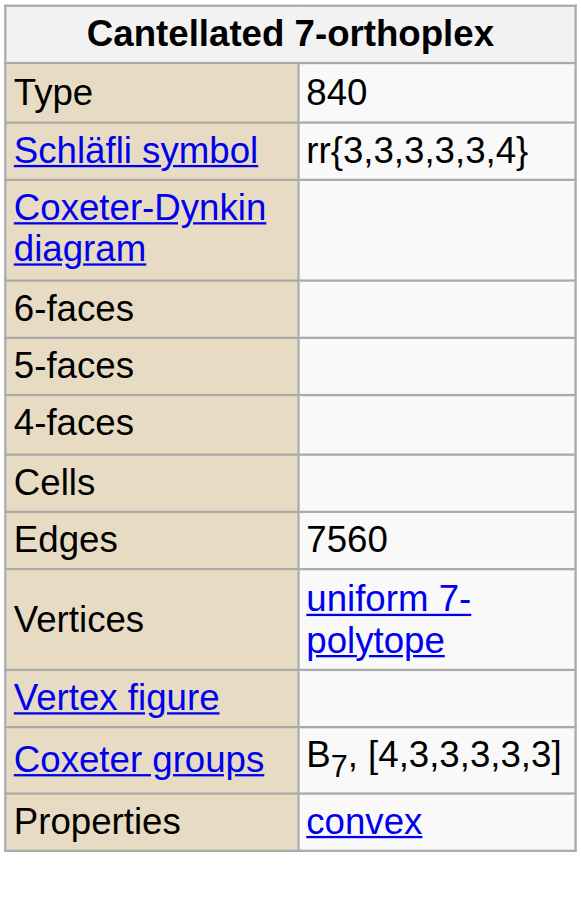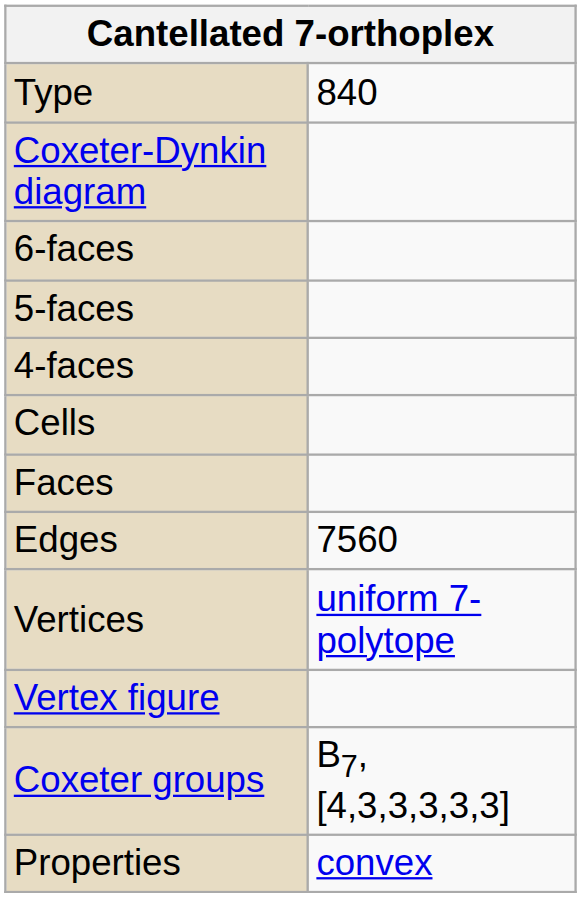- row: (136, 150)
+ row: (64, 482)
